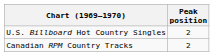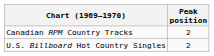rows swapped: (86, 32) <-> (70, 45)
